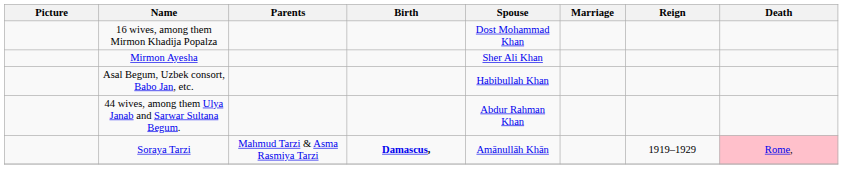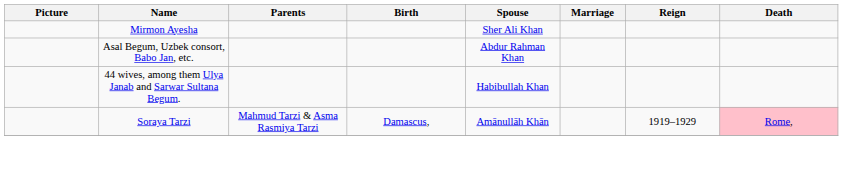- row: (164, 35)
(513, 80) Habibullah Khan -> (513, 52) Abdur Rahman Khan
(513, 115) Abdur Rahman Khan -> (513, 86) Habibullah Khan
(406, 150) bold -> (406, 121) normal
